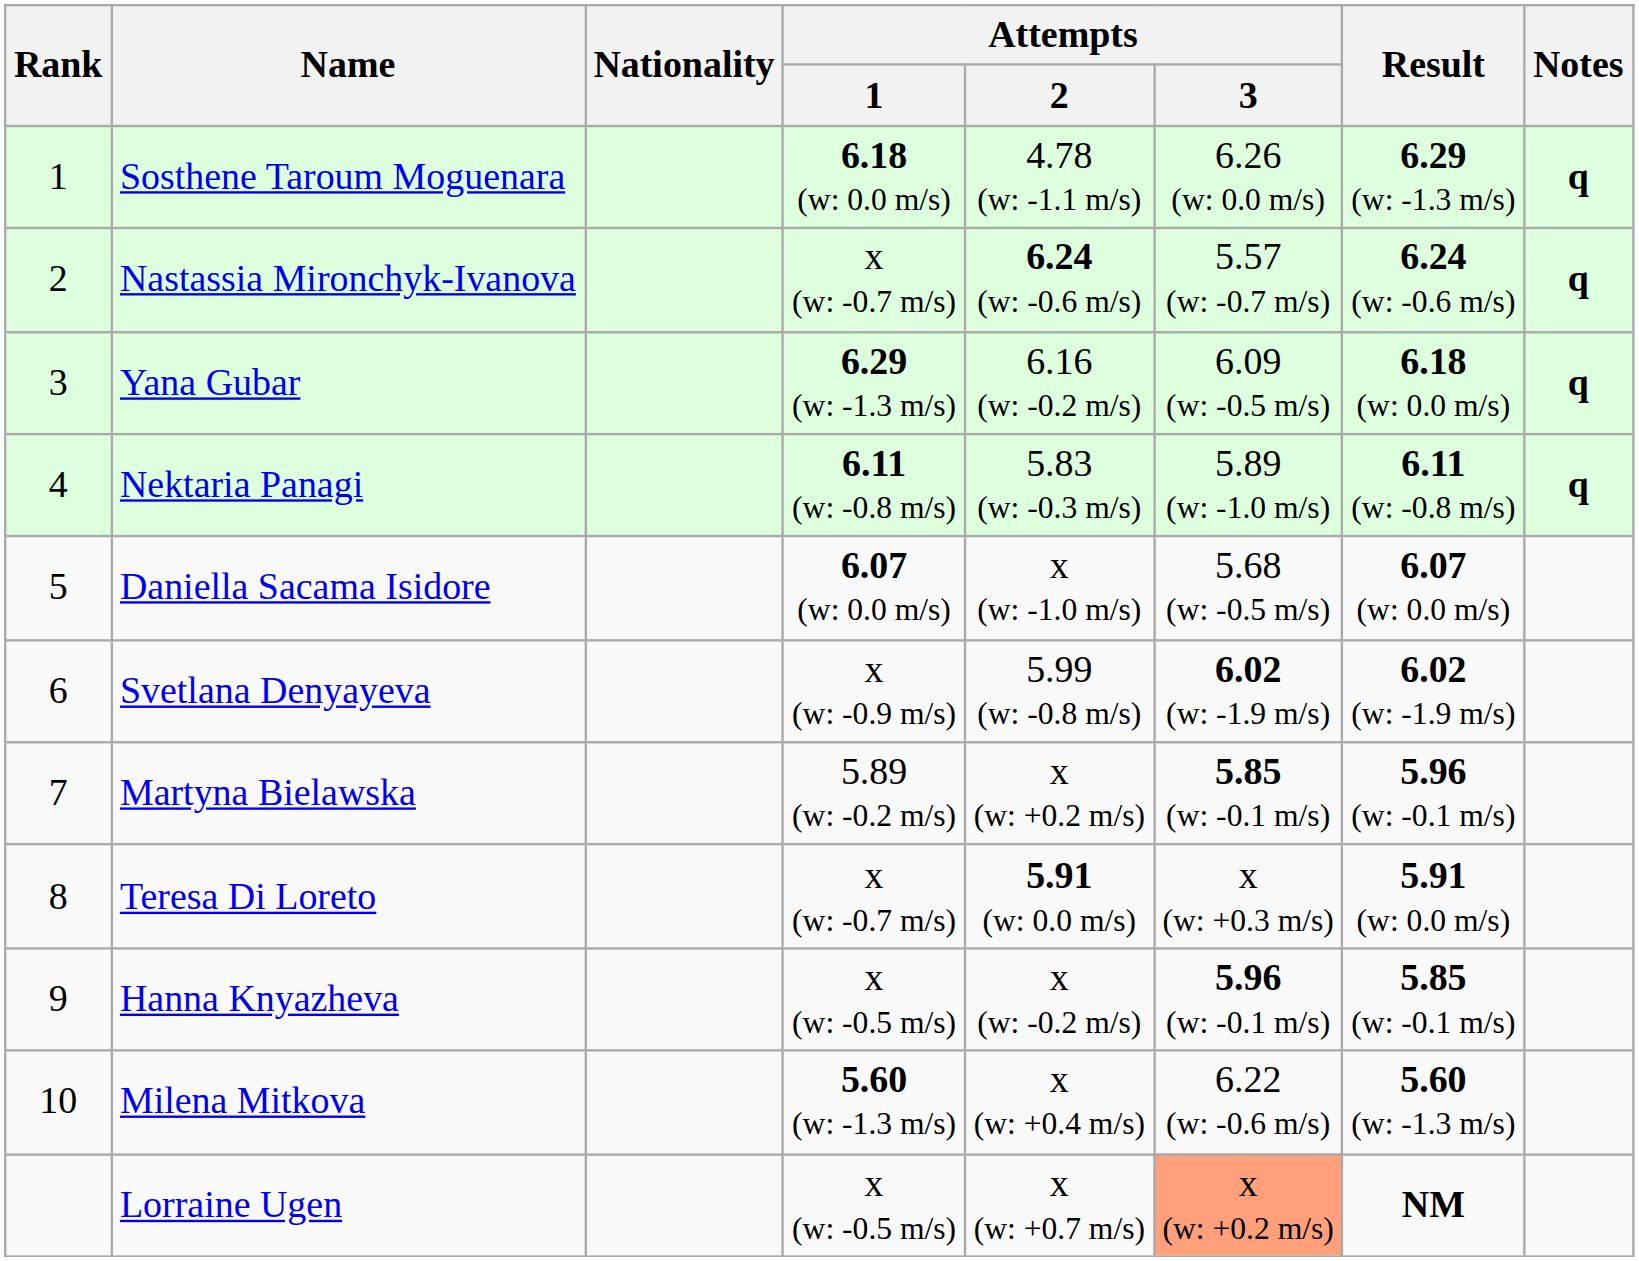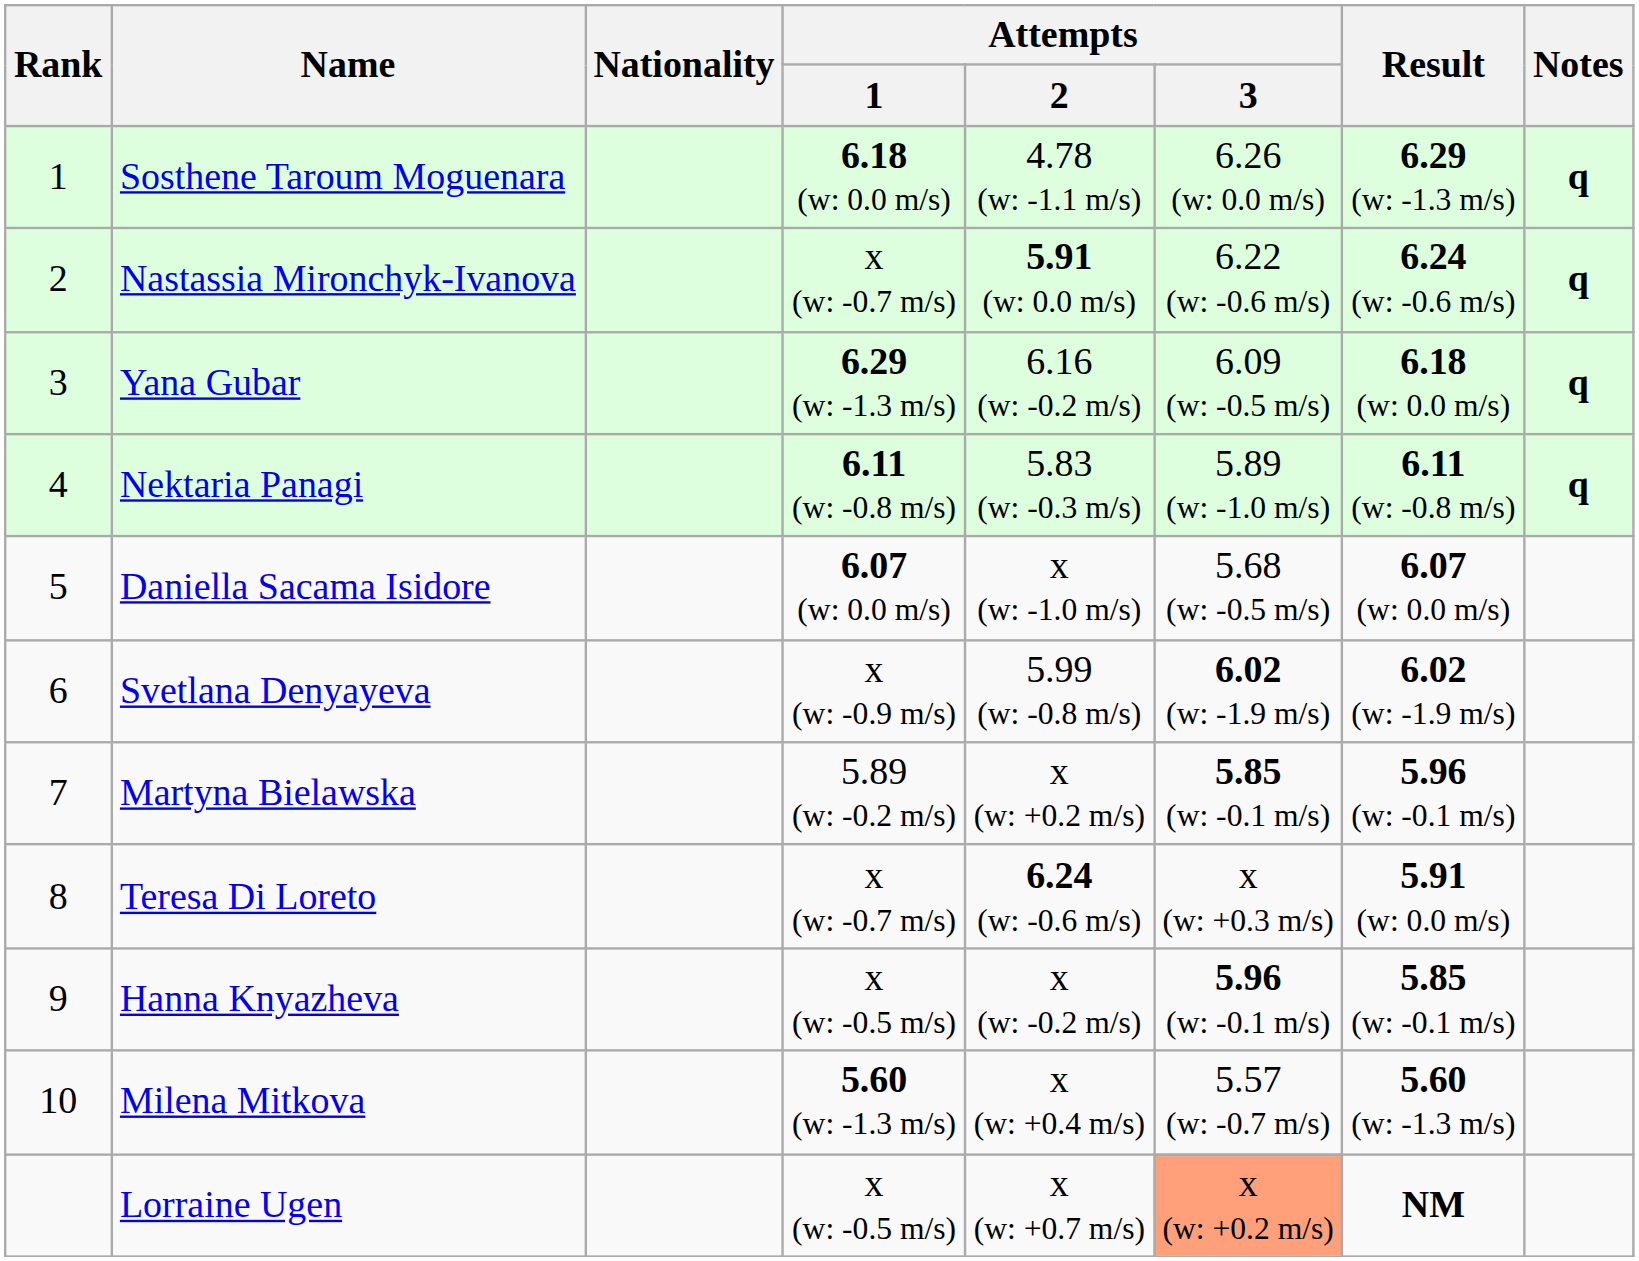(1059, 278) 6.24 (w: -0.6 m/s) -> (1059, 278) 5.91 (w: 0.0 m/s)
(1248, 278) 5.57 (w: -0.7 m/s) -> (1248, 278) 6.22 (w: -0.6 m/s)
(1059, 895) 5.91 (w: 0.0 m/s) -> (1059, 895) 6.24 (w: -0.6 m/s)
(1248, 1101) 6.22 (w: -0.6 m/s) -> (1248, 1101) 5.57 (w: -0.7 m/s)
